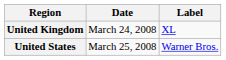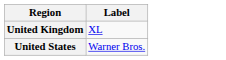- column: (122, 13)
